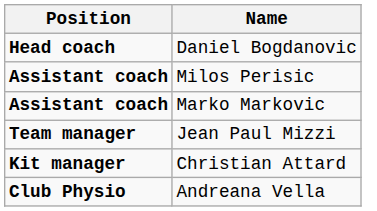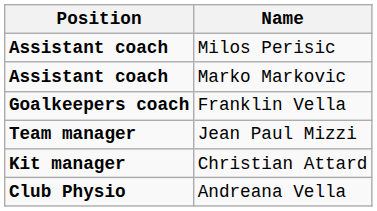- row: (267, 48)
+ row: (272, 106)
